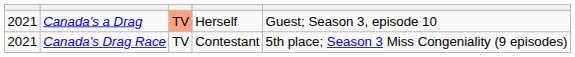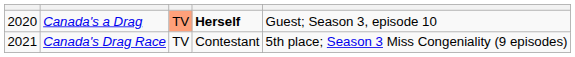(22, 21) 2021 -> (22, 21) 2020
(216, 21) normal -> (218, 21) bold
